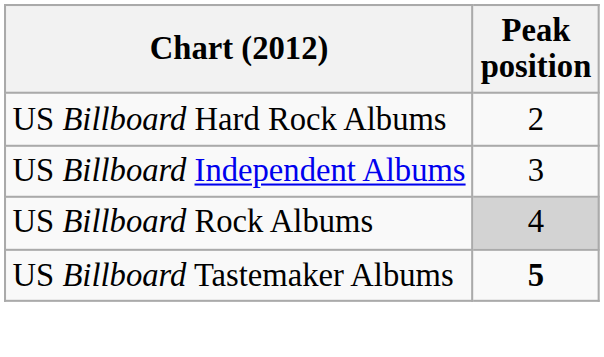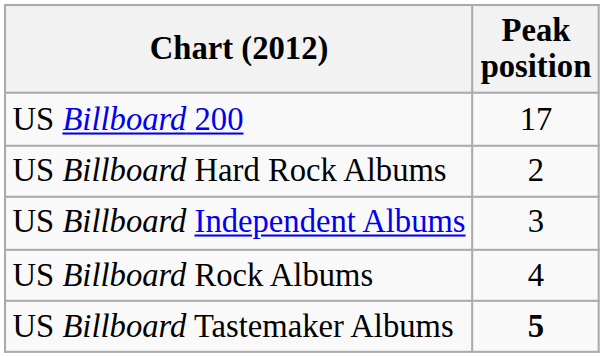+ row: (128, 118)
(536, 222) lightgrey background -> (536, 274) no background
